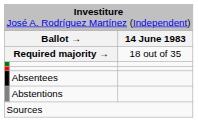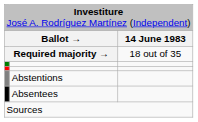rows swapped: (7, 94) <-> (7, 78)
